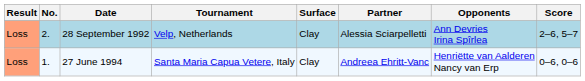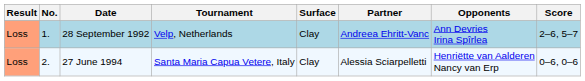(46, 33) 2. -> (46, 33) 1.
(383, 33) Alessia Sciarpelletti -> (385, 33) Andreea Ehritt-Vanc
(46, 61) 1. -> (46, 61) 2.
(385, 61) Andreea Ehritt-Vanc -> (383, 61) Alessia Sciarpelletti
